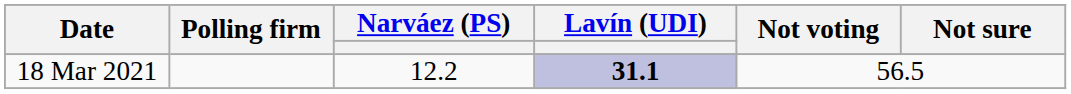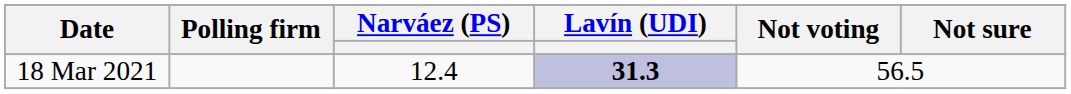(434, 71) 12.2 -> (434, 71) 12.4
(635, 71) 31.1 -> (635, 71) 31.3
